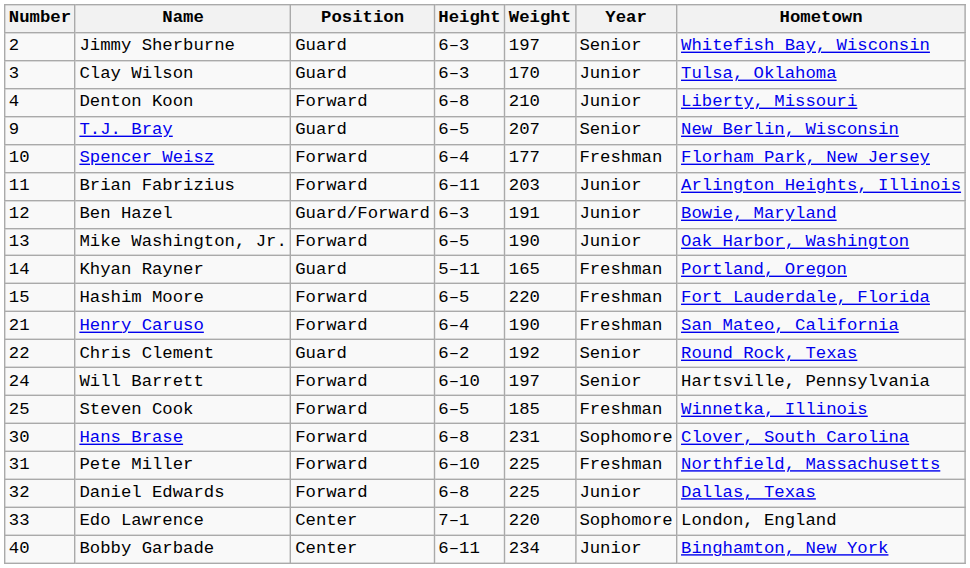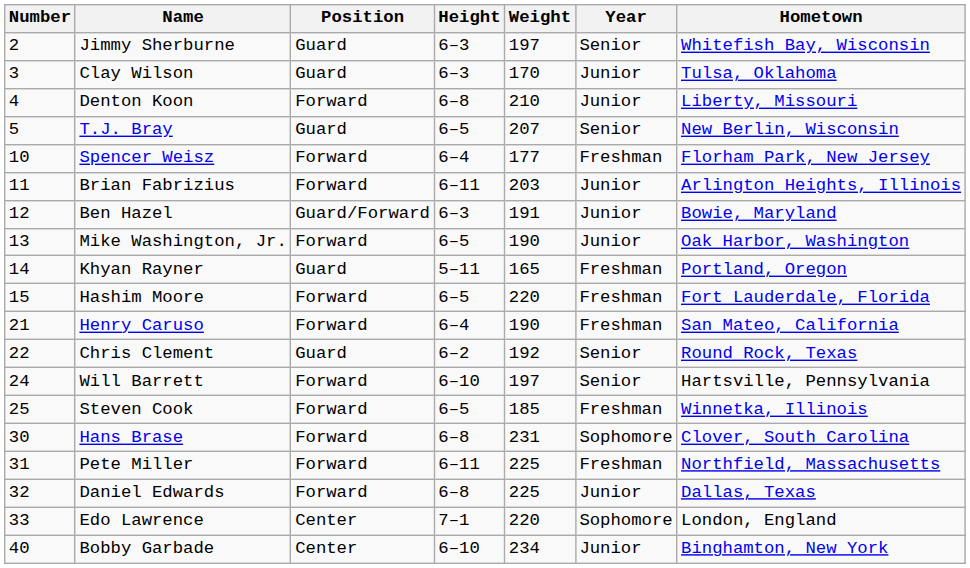(14, 131) 9 -> (14, 131) 5
(459, 466) 6–10 -> (459, 466) 6–11
(459, 549) 6–11 -> (459, 549) 6–10
